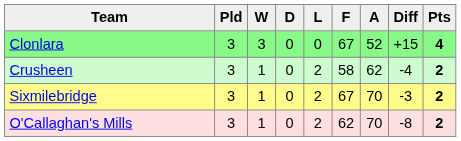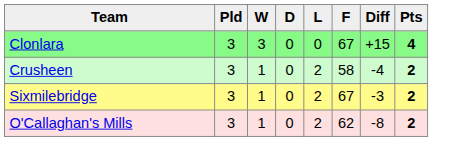- column: (374, 17)
